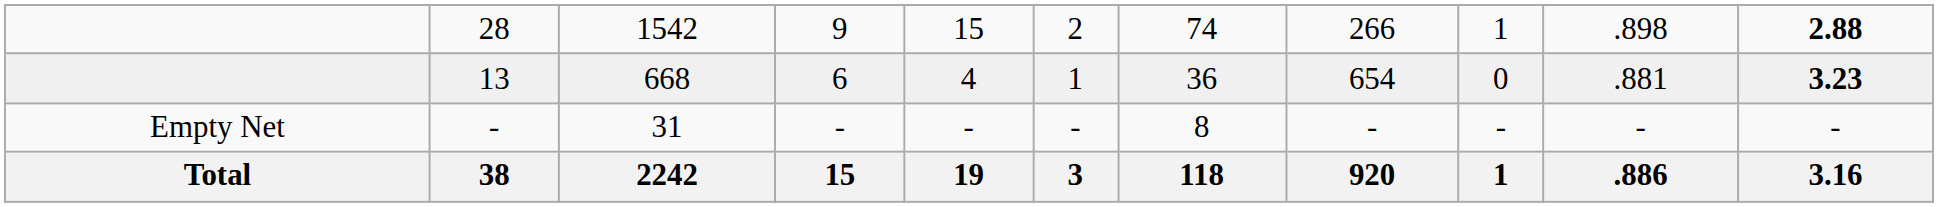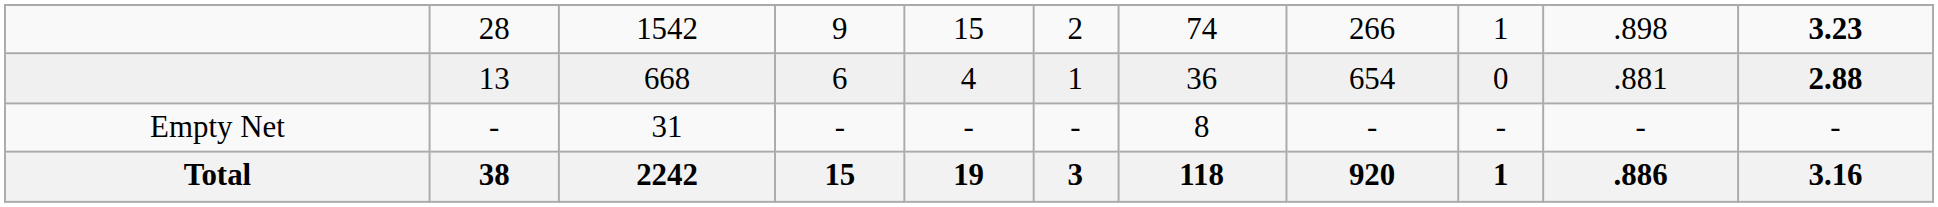(1836, 28) 2.88 -> (1836, 28) 3.23
(1836, 77) 3.23 -> (1836, 77) 2.88
